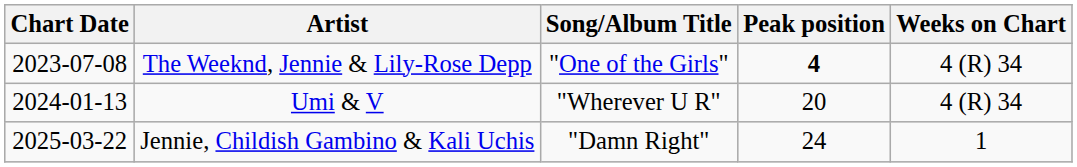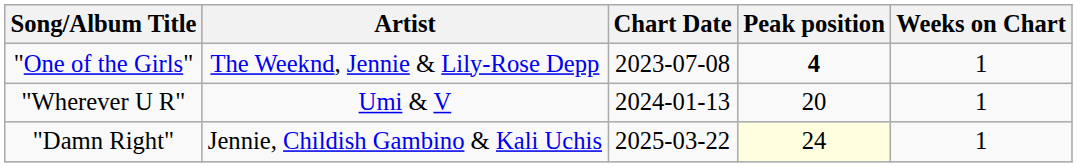columns swapped: (70, 24) <-> (639, 24)
(981, 63) 4 (R) 34 -> (981, 63) 1
(981, 102) 4 (R) 34 -> (981, 102) 1
(814, 141) no background -> (814, 141) lightyellow background
